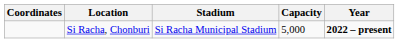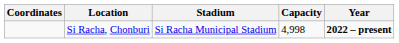(293, 29) 5,000 -> (293, 29) 4,998
